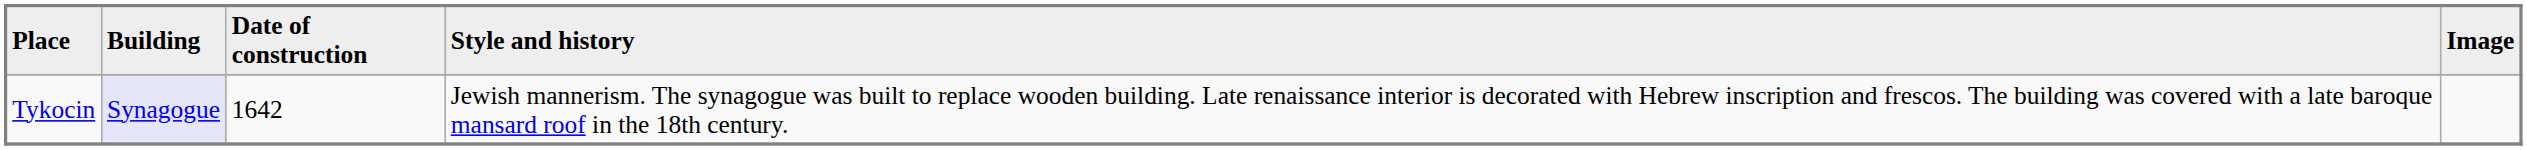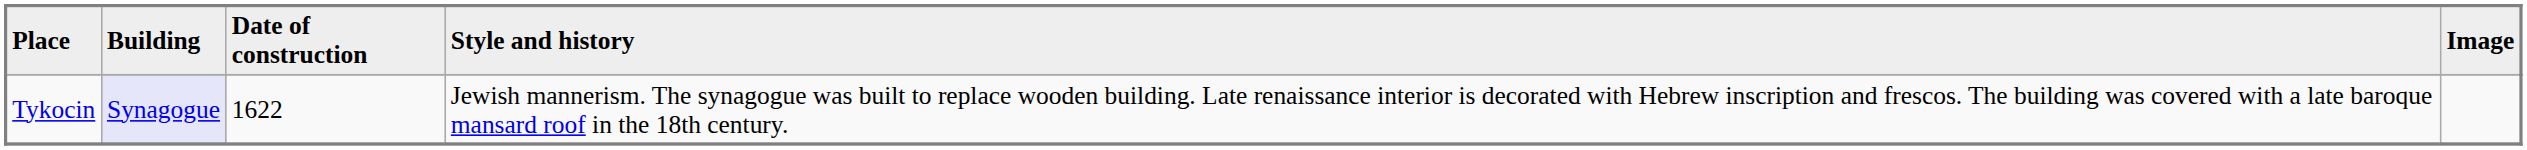(257, 109) 1642 -> (257, 109) 1622
